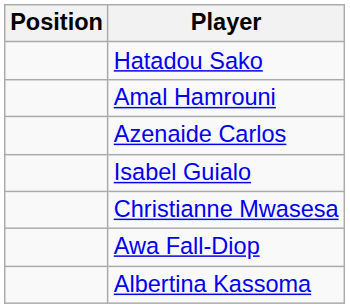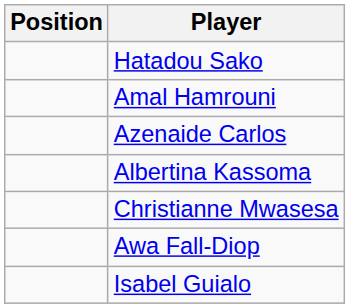rows swapped: (182, 172) <-> (212, 284)
